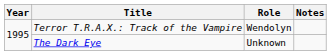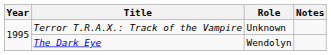(269, 27) Wendolyn -> (266, 27) Unknown
(266, 42) Unknown -> (269, 42) Wendolyn
